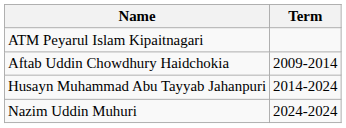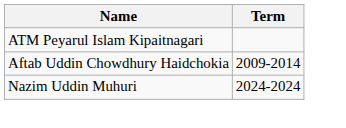- row: (137, 87)
